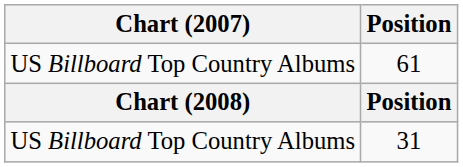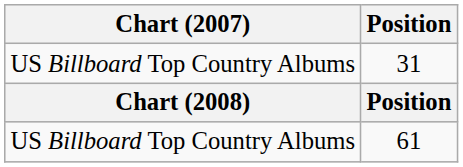rows swapped: (409, 63) <-> (409, 141)
